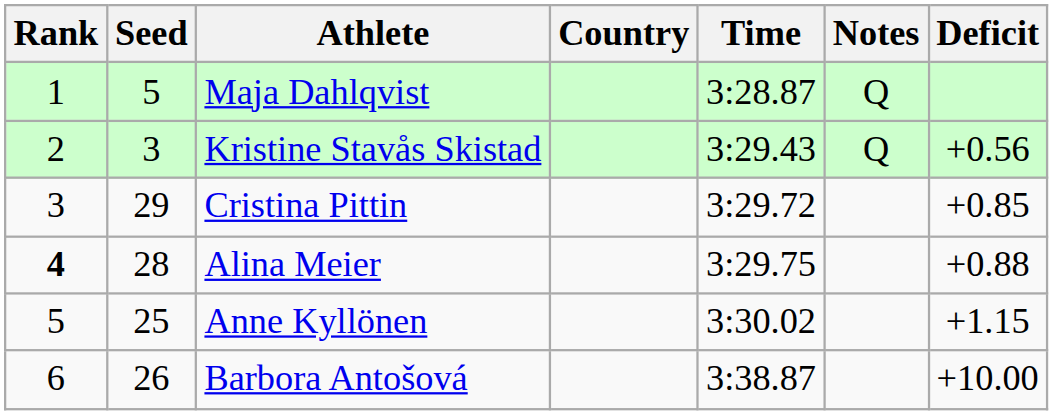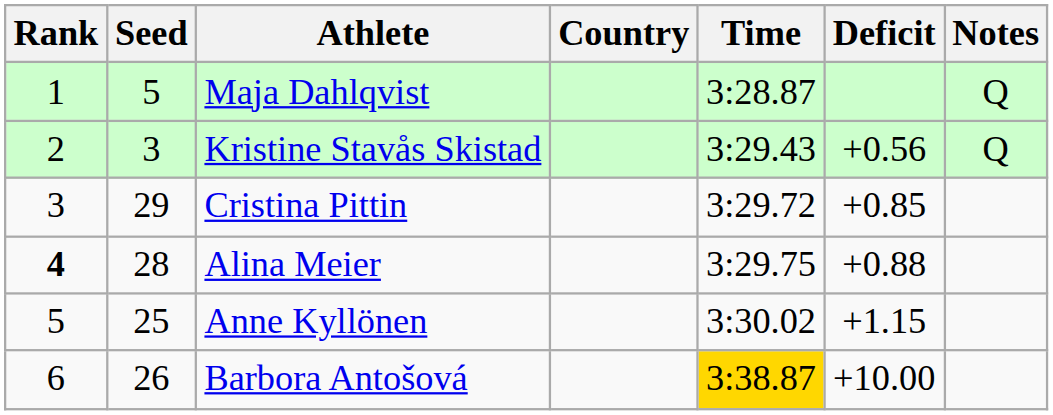columns swapped: (988, 33) <-> (876, 33)
(761, 378) no background -> (761, 378) gold background
